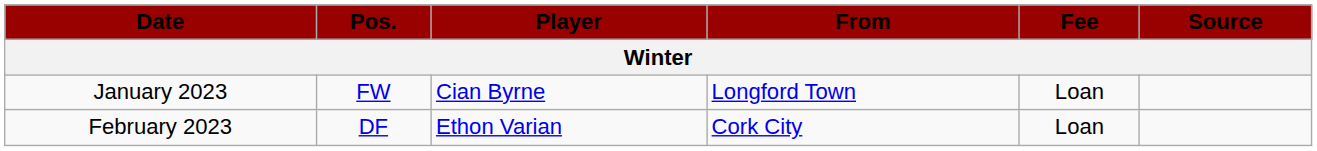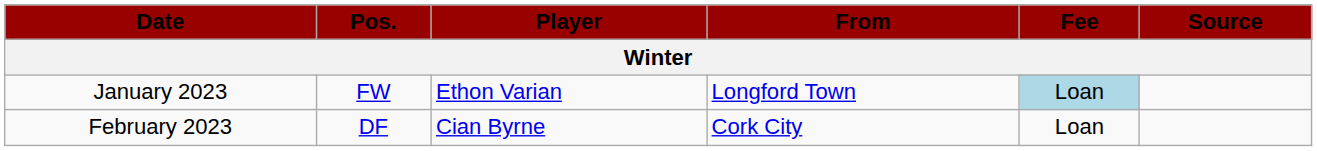(491, 92) Cian Byrne -> (499, 92) Ethon Varian
(1079, 92) no background -> (1079, 92) lightblue background
(499, 127) Ethon Varian -> (491, 127) Cian Byrne
